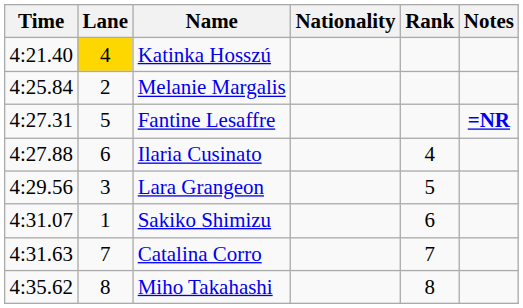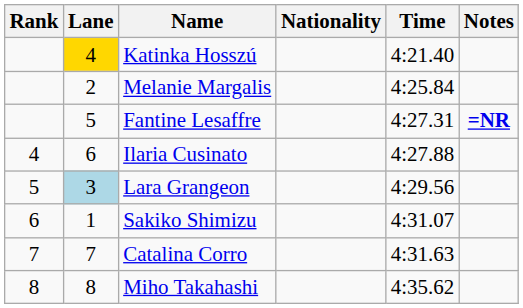columns swapped: (430, 21) <-> (41, 21)
(105, 187) no background -> (91, 187) lightblue background
